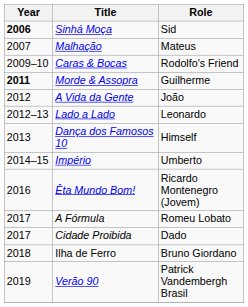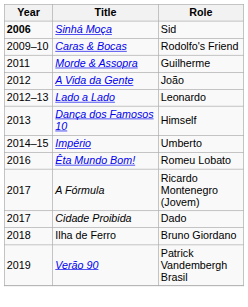- row: (79, 47)
(18, 81) bold -> (18, 64) normal
(189, 190) Ricardo Montenegro (Jovem) -> (196, 161) Romeu Lobato
(196, 219) Romeu Lobato -> (189, 190) Ricardo Montenegro (Jovem)
